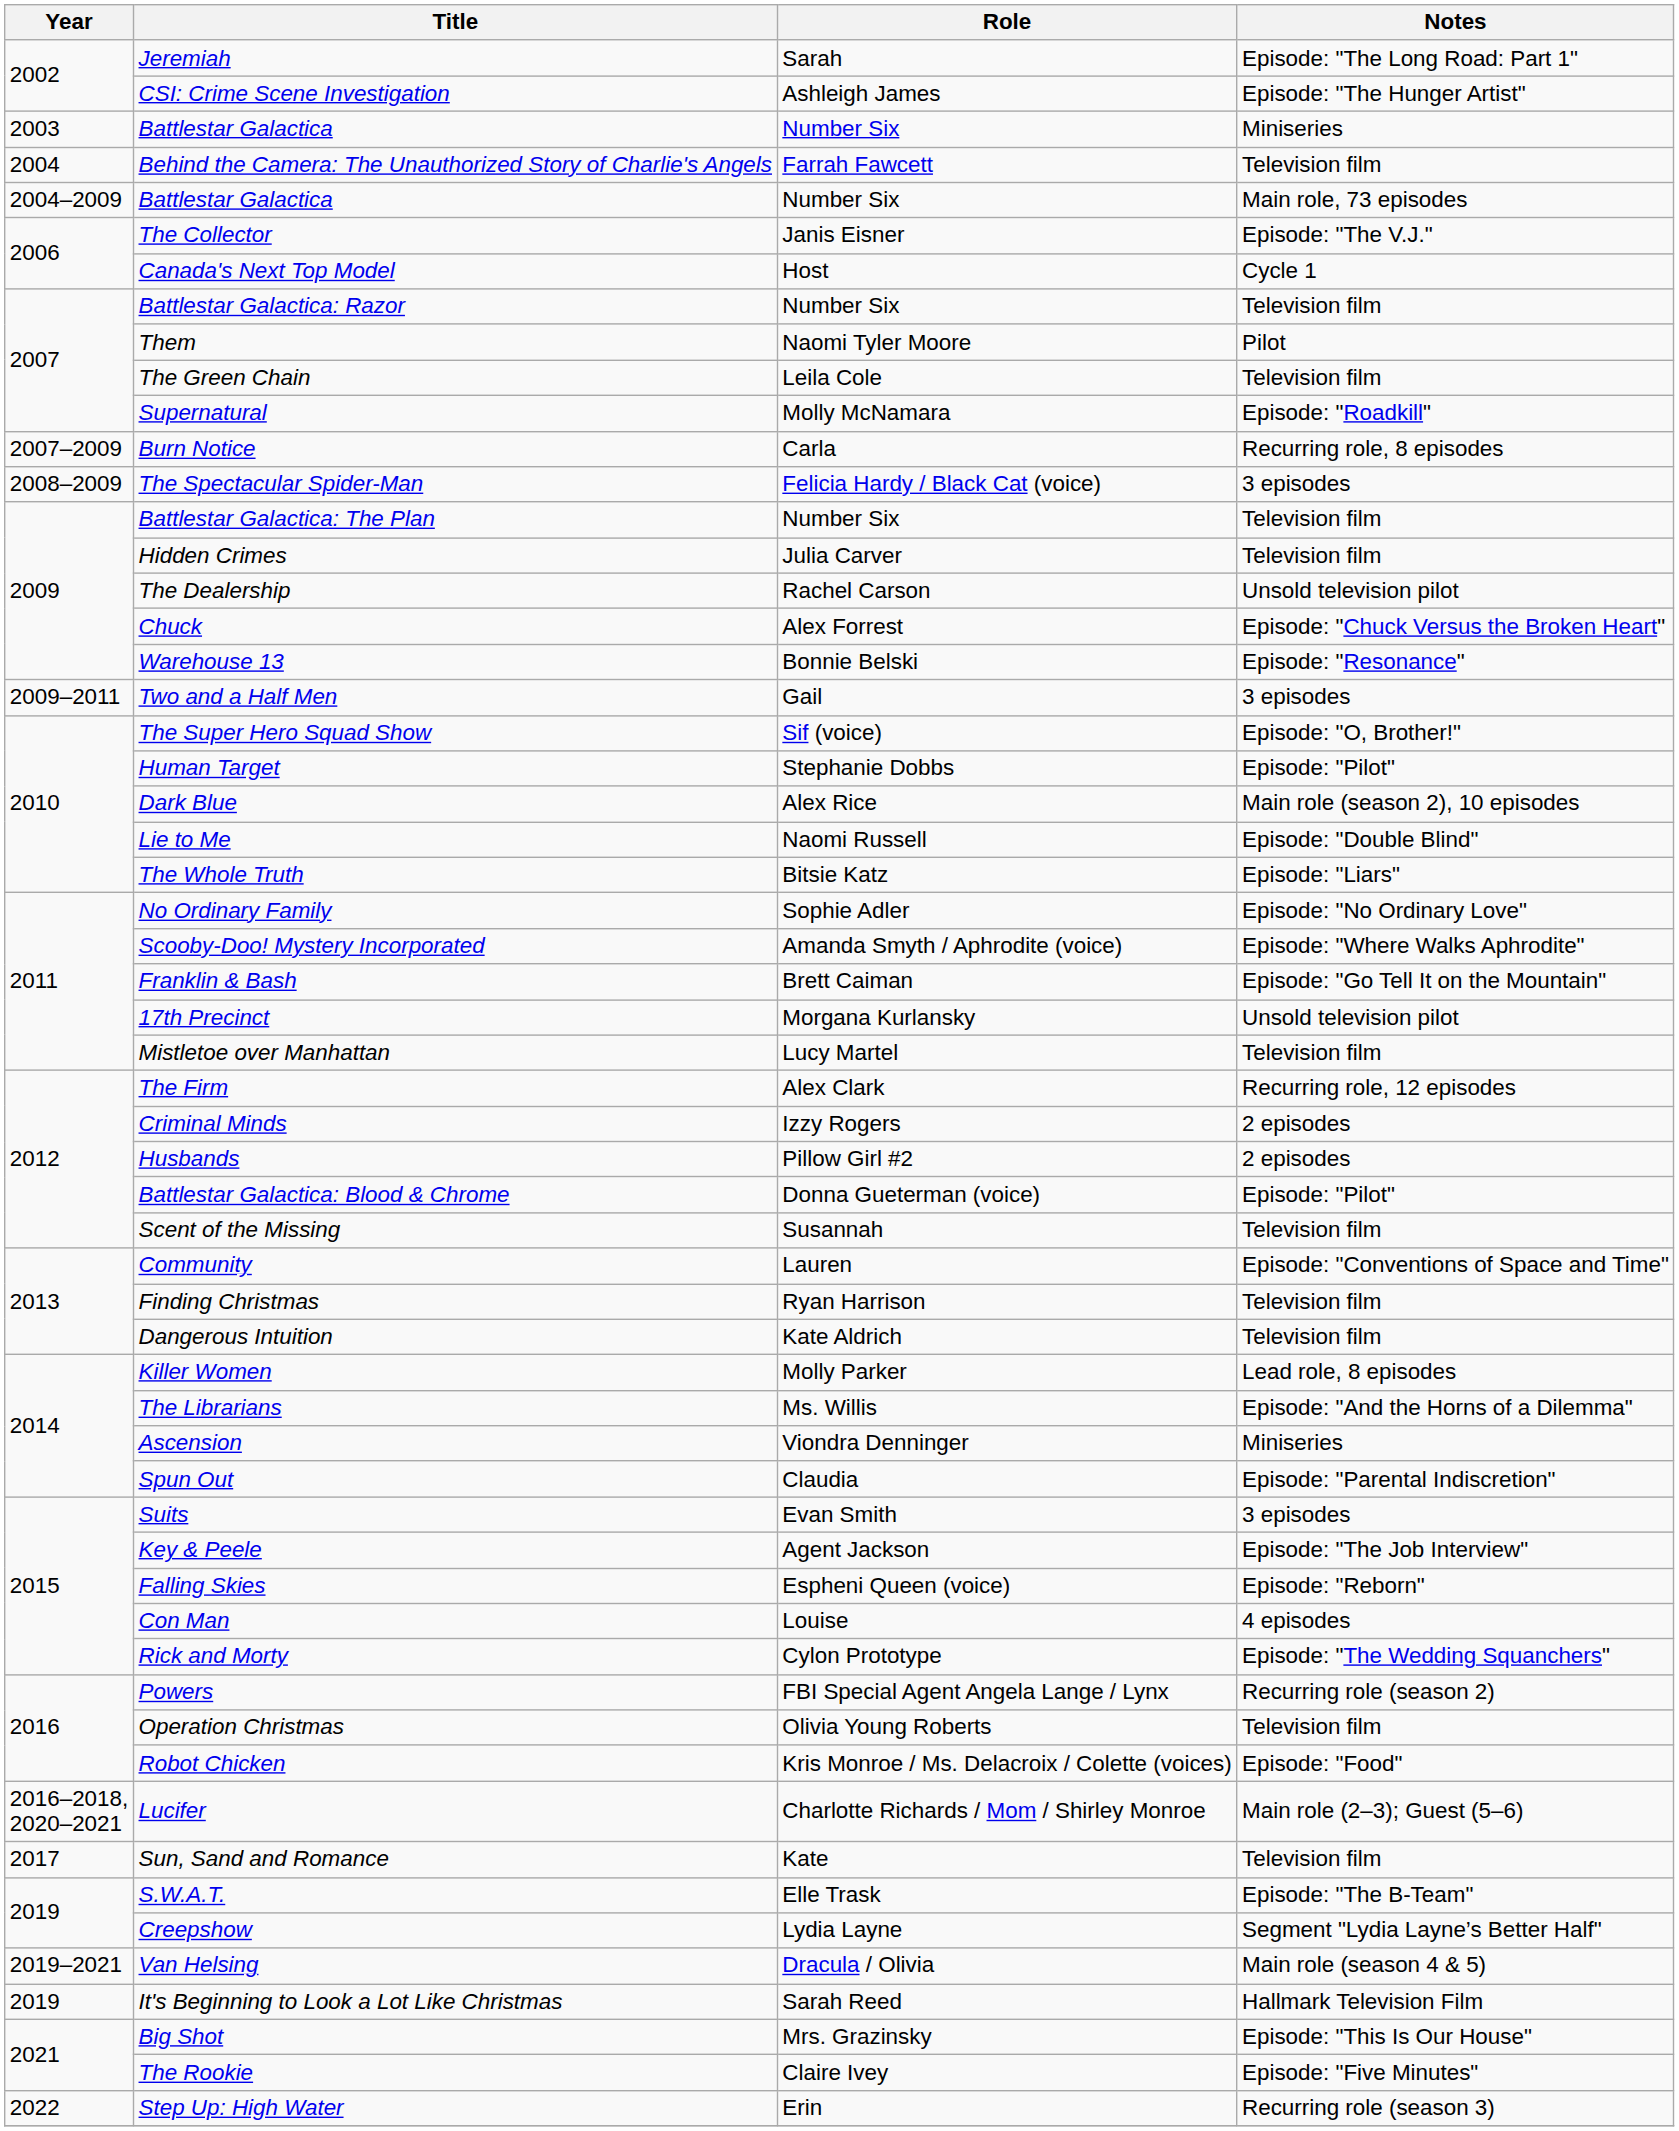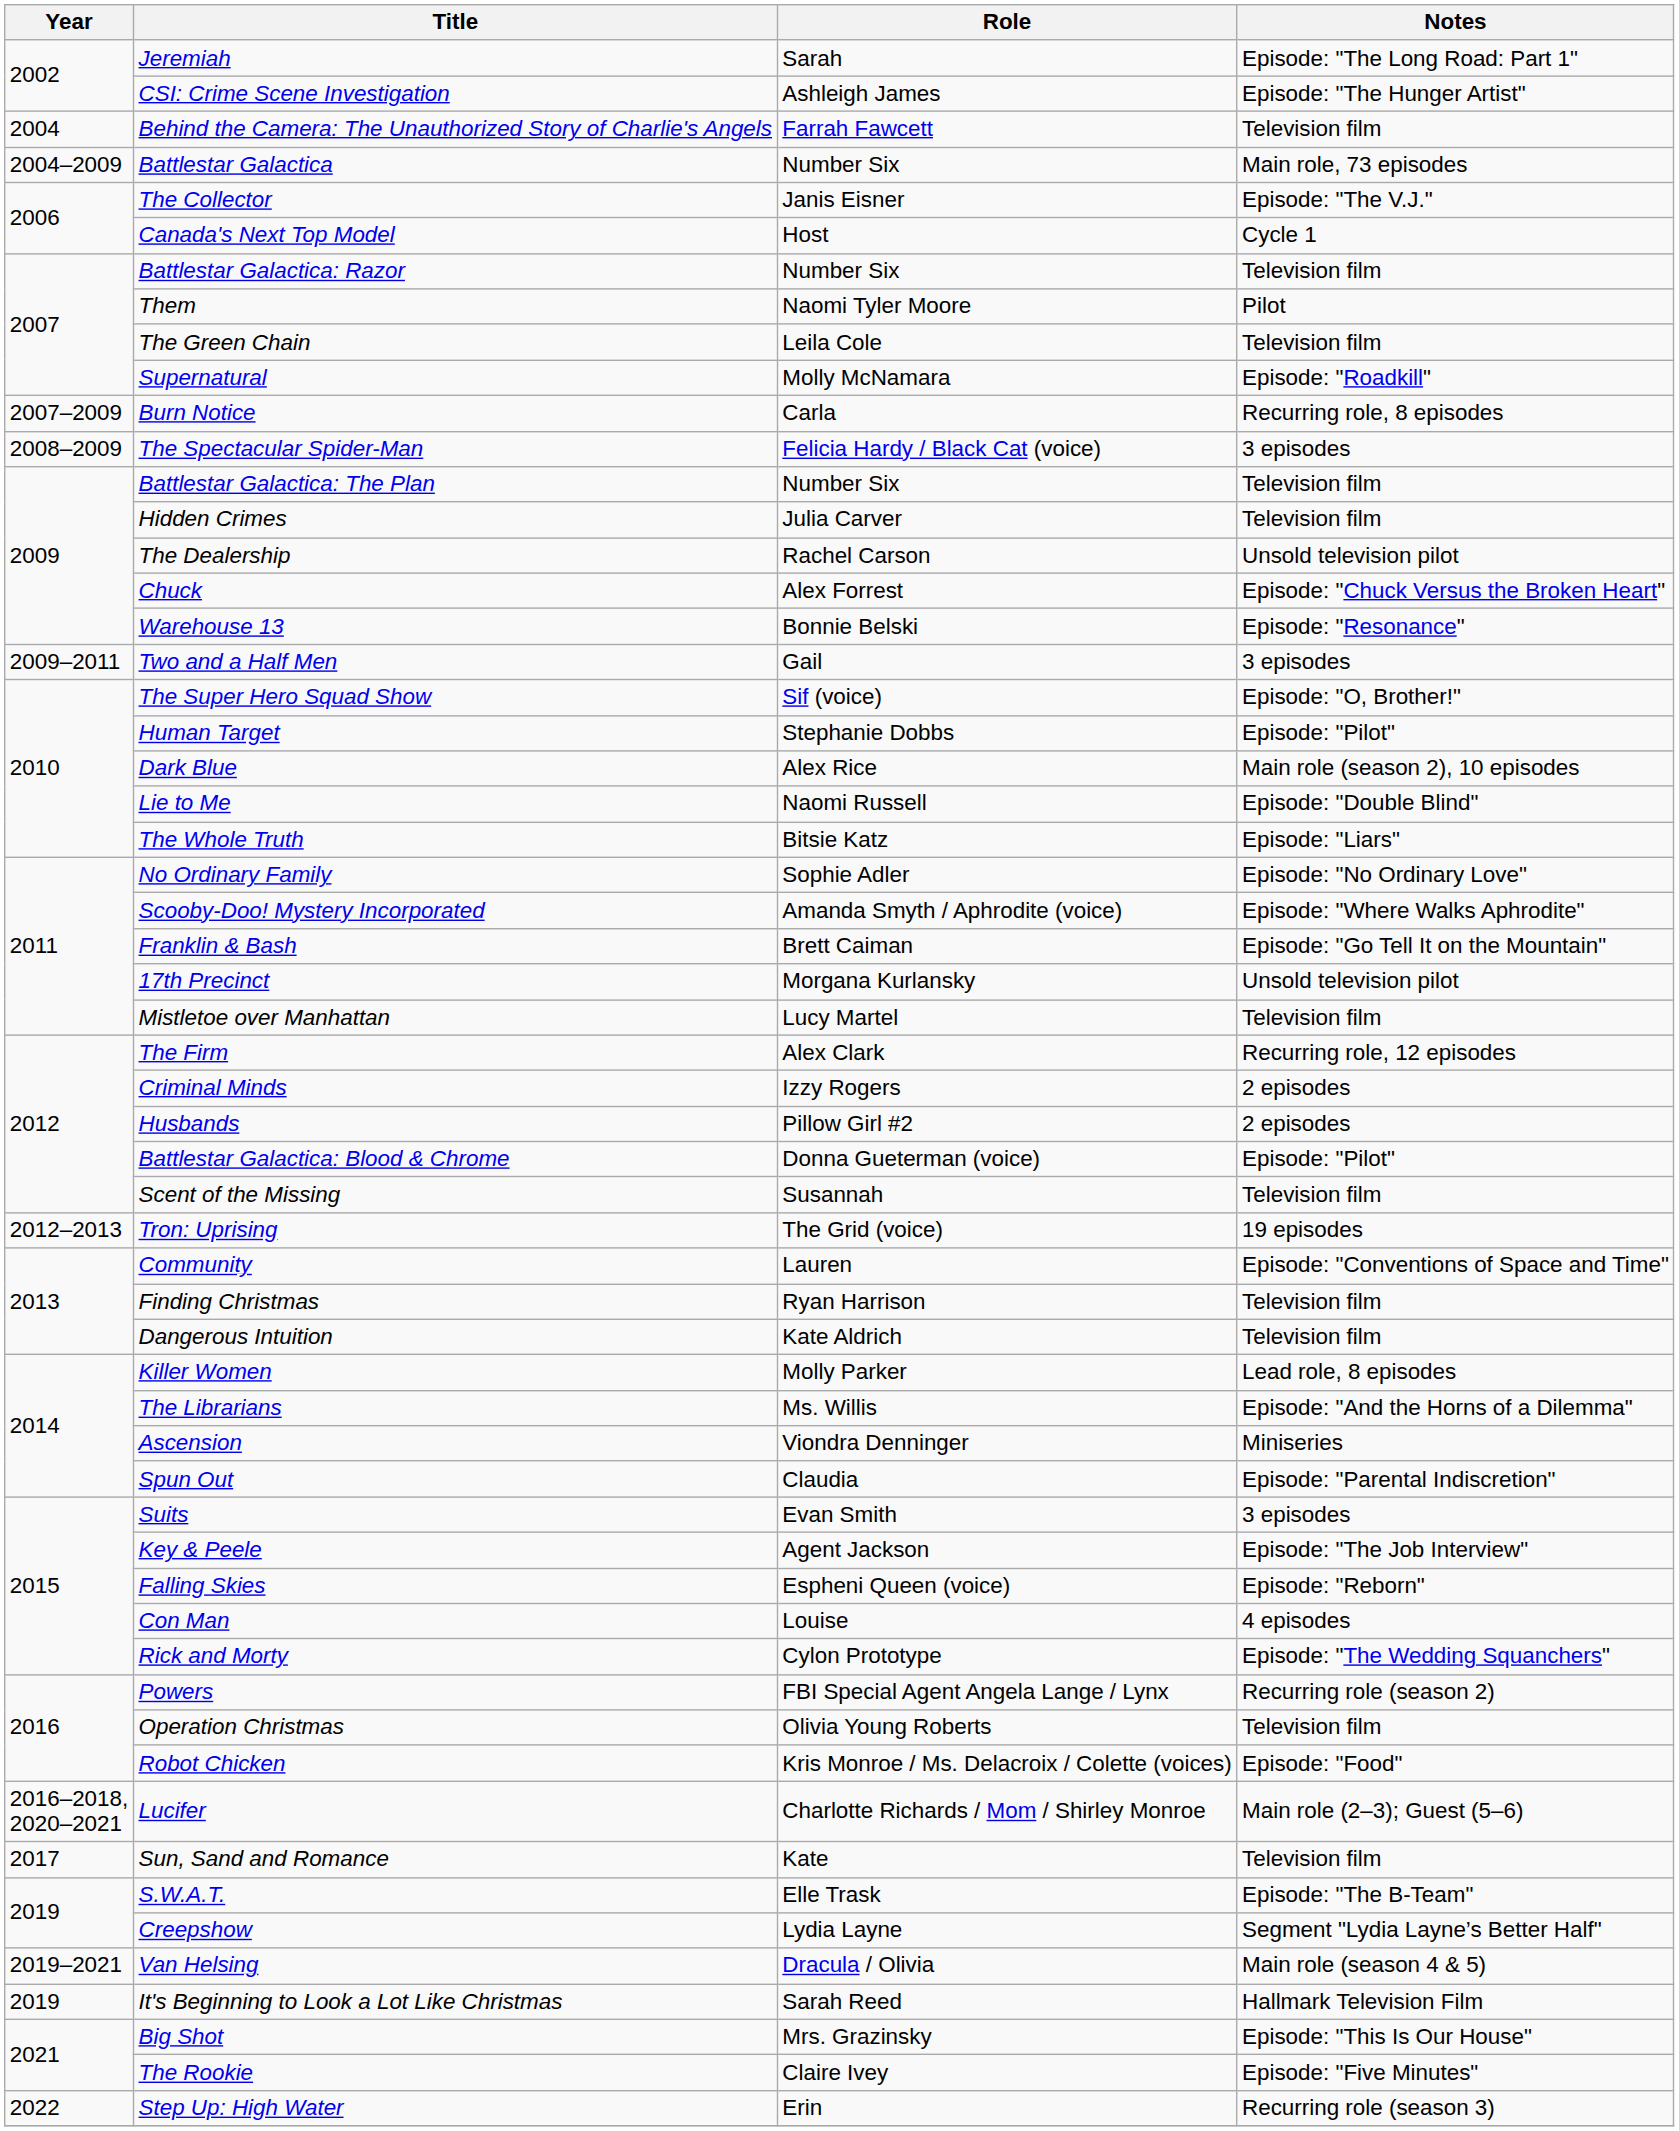- row: (236, 128)
+ row: (208, 1230)
